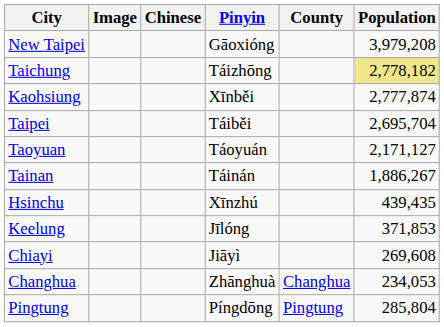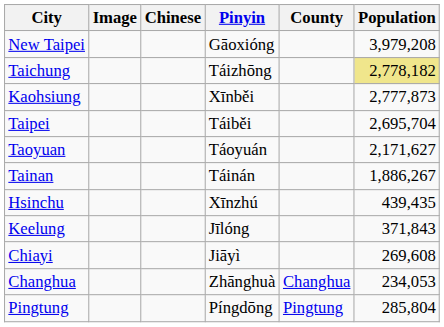(402, 96) 2,777,874 -> (402, 96) 2,777,873
(402, 149) 2,171,127 -> (402, 149) 2,171,627
(409, 228) 371,853 -> (409, 228) 371,843
